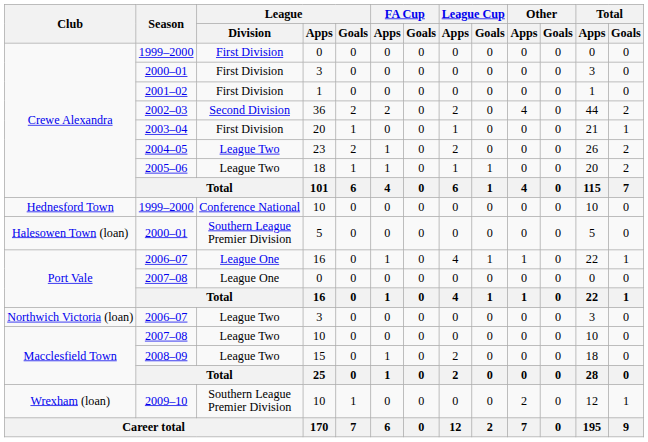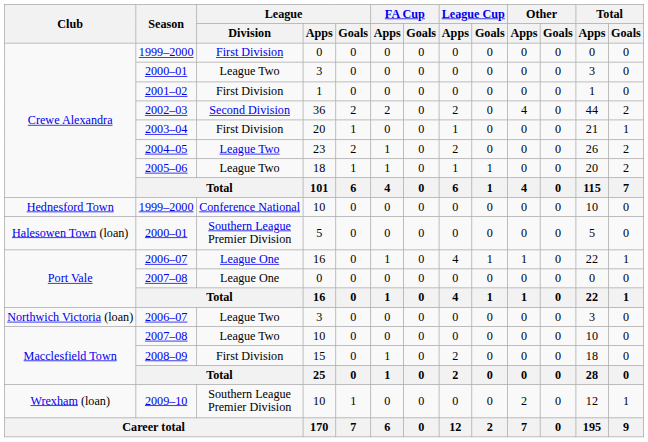(250, 71) First Division -> (250, 71) League Two
(250, 355) League Two -> (250, 355) First Division
